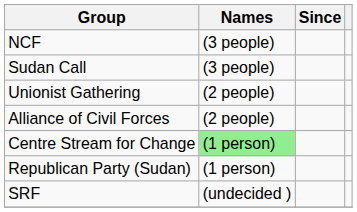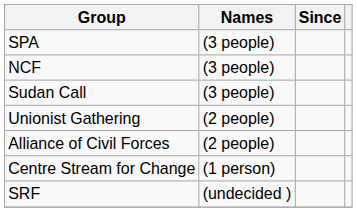+ row: (24, 43)
(239, 144) lightgreen background -> (239, 169) no background
- row: (100, 169)
